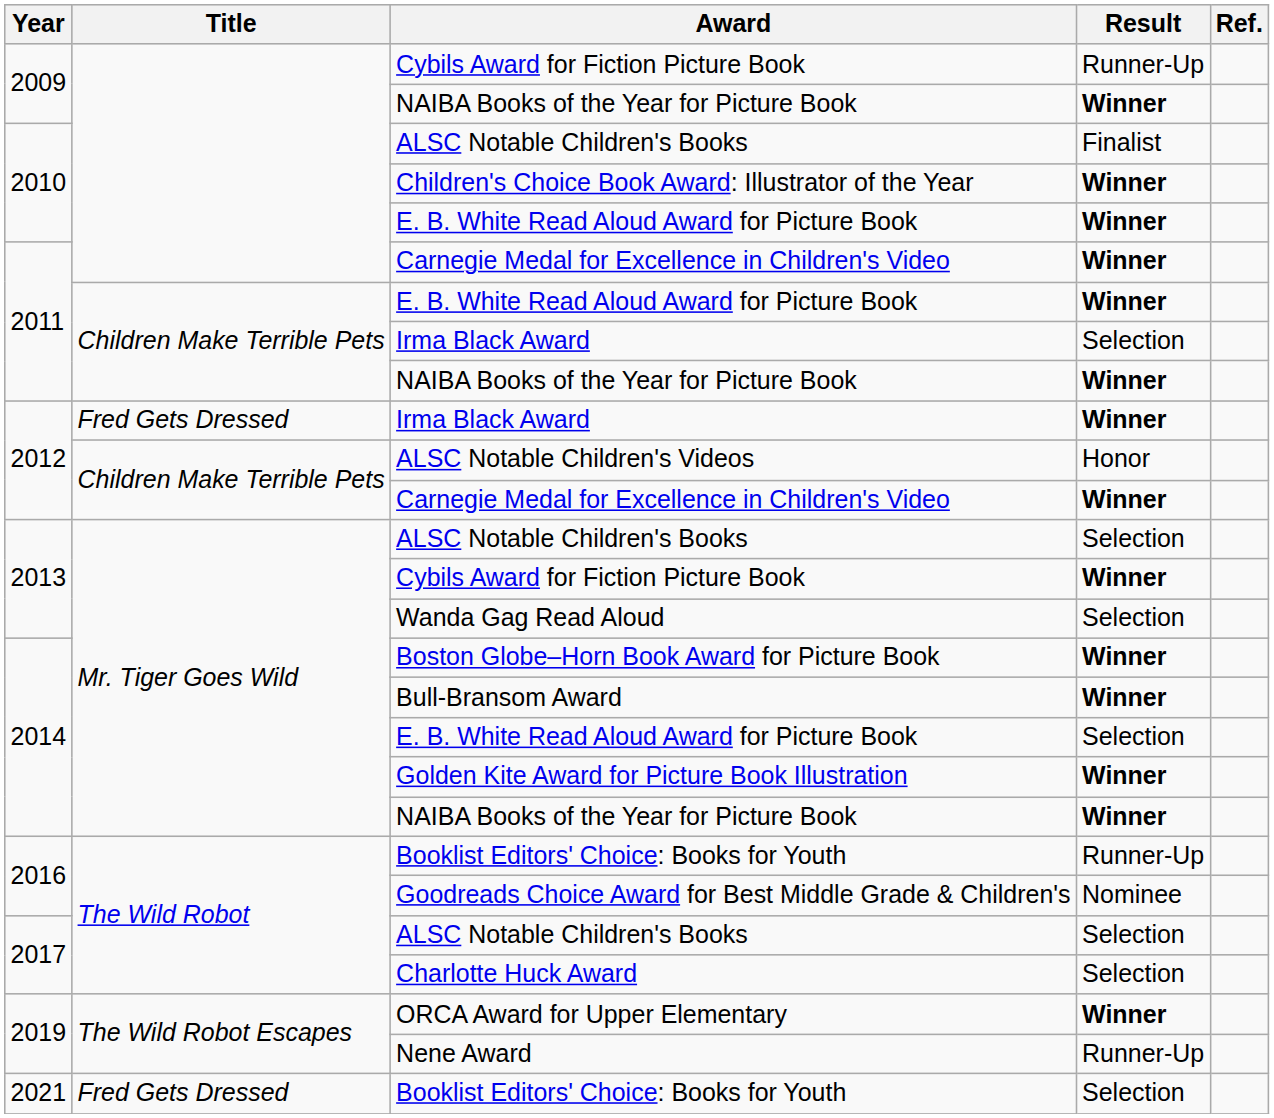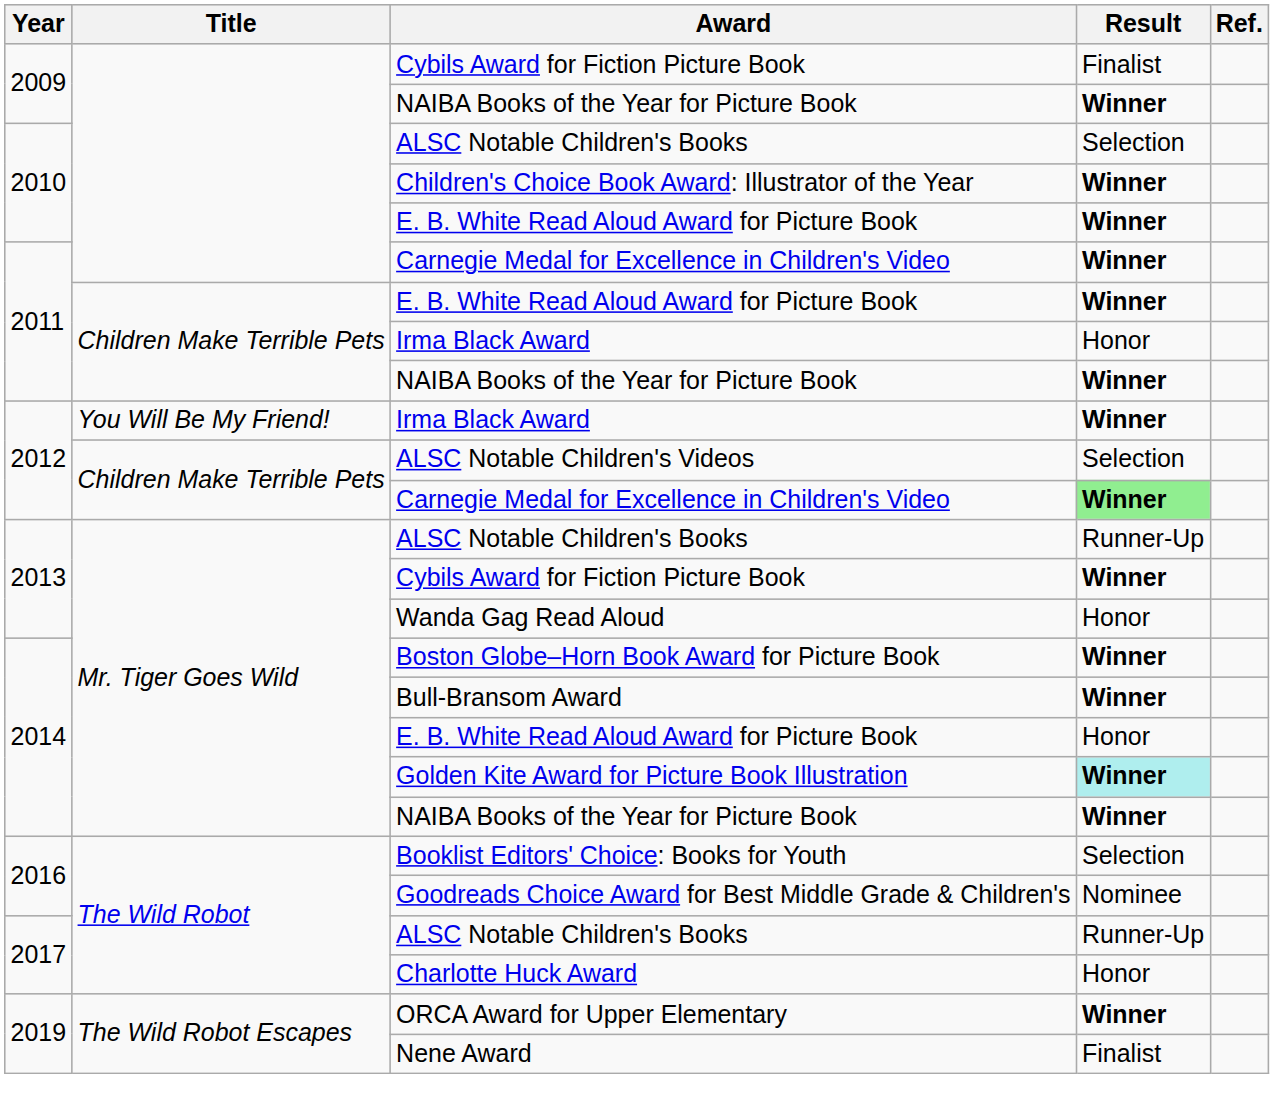(1143, 63) Runner-Up -> (1122, 63) Finalist
(1122, 143) Finalist -> (1133, 143) Selection
(1133, 340) Selection -> (1116, 340) Honor
(183, 420) Fred Gets Dressed -> (204, 420) You Will Be My Friend!
(1116, 459) Honor -> (1133, 459) Selection
(1124, 499) no background -> (1124, 499) lightgreen background
(1133, 538) Selection -> (1143, 538) Runner-Up
(1133, 618) Selection -> (1116, 618) Honor
(1133, 736) Selection -> (1116, 736) Honor
(1124, 776) no background -> (1124, 776) paleturquoise background
(1143, 855) Runner-Up -> (1133, 855) Selection
(1133, 934) Selection -> (1143, 934) Runner-Up
(1133, 974) Selection -> (1116, 974) Honor
(1143, 1053) Runner-Up -> (1122, 1053) Finalist
- row: (38, 1093)
